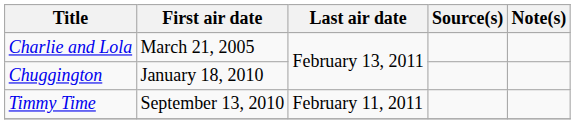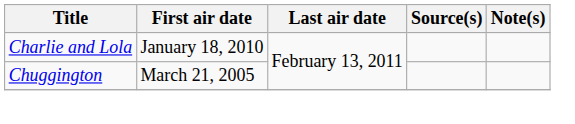(197, 47) March 21, 2005 -> (202, 47) January 18, 2010
(202, 75) January 18, 2010 -> (197, 75) March 21, 2005
- row: (52, 103)
